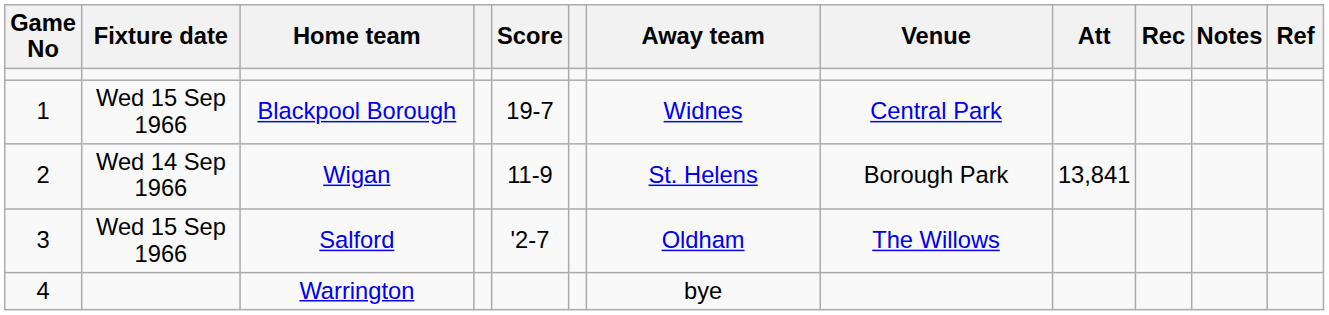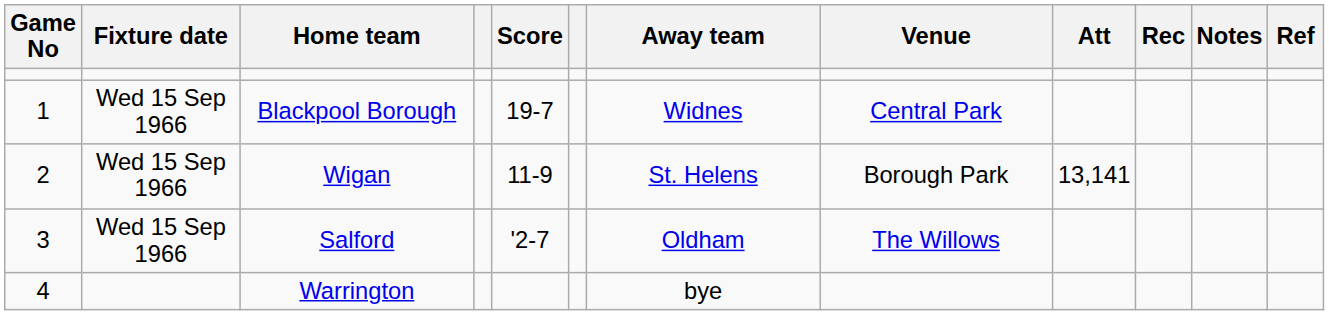(161, 175) Wed 14 Sep 1966 -> (161, 175) Wed 15 Sep 1966
(1094, 175) 13,841 -> (1094, 175) 13,141
